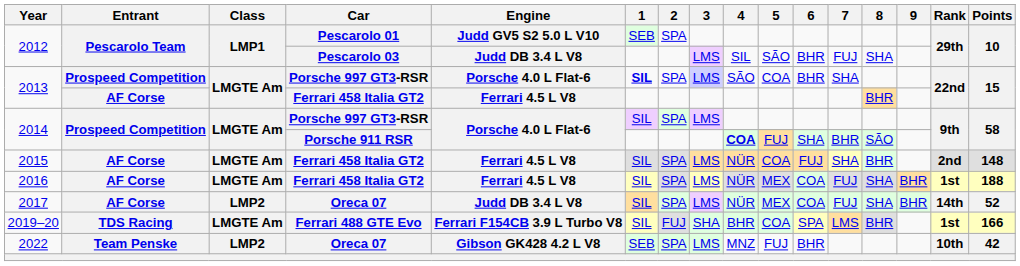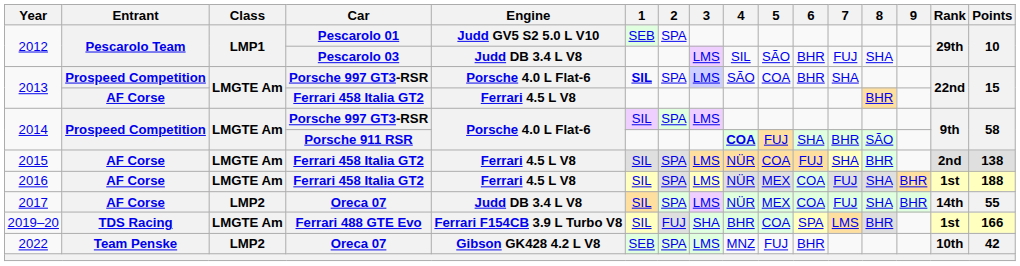(992, 160) 148 -> (992, 160) 138
(992, 202) 52 -> (992, 202) 55
